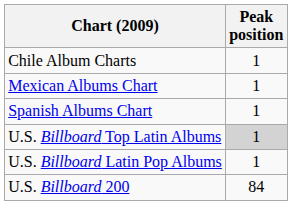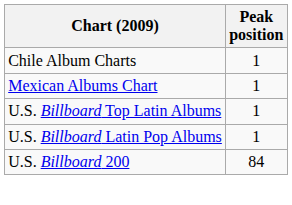- row: (80, 111)
(256, 136) lightgrey background -> (256, 111) no background
